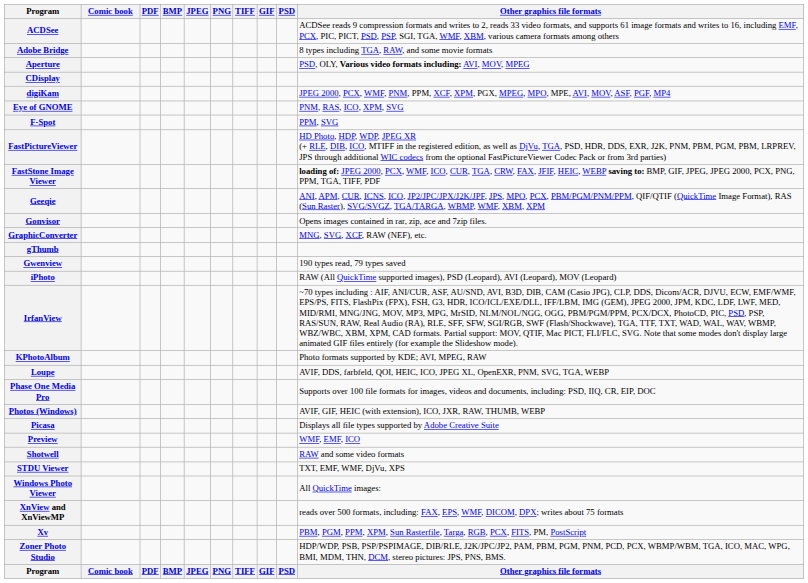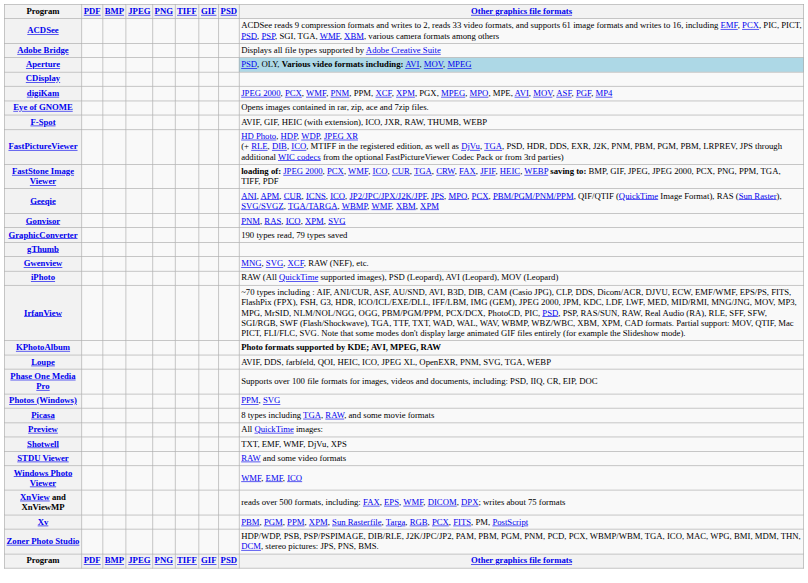- column: (110, 11)
(396, 50) 8 types including TGA, RAW, and some movie formats -> (341, 50) Displays all file types supported by Adobe Creative Suite
(414, 64) no background -> (356, 64) lightblue background
(351, 107) PNM, RAS, ICO, XPM, SVG -> (335, 107) Opens images contained in rar, zip, ace and 7zip files.
(319, 122) PPM, SVG -> (364, 122) AVIF, GIF, HEIC (with extension), ICO, JXR, RAW, THUMB, WEBP
(393, 220) Opens images contained in rar, zip, ace and 7zip files. -> (293, 220) PNM, RAS, ICO, XPM, SVG
(363, 234) MNG, SVG, XCF, RAW (NEF), etc. -> (294, 234) 190 types read, 79 types saved
(352, 263) 190 types read, 79 types saved -> (305, 263) MNG, SVG, XCF, RAW (NEF), etc.
(393, 357) normal -> (341, 347) bold
(422, 411) AVIF, GIF, HEIC (with extension), ICO, JXR, RAW, THUMB, WEBP -> (261, 400) PPM, SVG
(399, 425) Displays all file types supported by Adobe Creative Suite -> (338, 415) 8 types including TGA, RAW, and some movie formats
(330, 439) WMF, EMF, ICO -> (282, 429) All QuickTime images:
(352, 454) RAW and some video formats -> (294, 443) TXT, EMF, WMF, DjVu, XPS
(352, 468) TXT, EMF, WMF, DjVu, XPS -> (294, 458) RAW and some video formats
(340, 488) All QuickTime images: -> (272, 477) WMF, EMF, ICO
